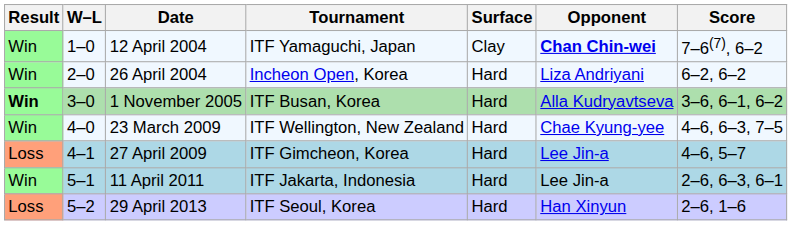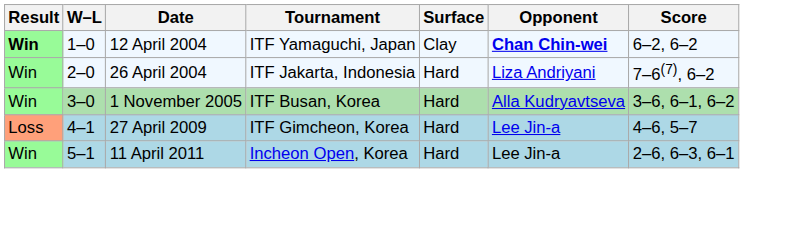(23, 46) normal -> (24, 44) bold
(722, 46) 7–6(7), 6–2 -> (665, 44) 6–2, 6–2
(329, 74) Incheon Open, Korea -> (332, 72) ITF Jakarta, Indonesia
(714, 74) 6–2, 6–2 -> (674, 72) 7–6(7), 6–2
(24, 101) bold -> (23, 101) normal
- row: (165, 127)
(332, 180) ITF Jakarta, Indonesia -> (329, 154) Incheon Open, Korea
- row: (158, 206)
